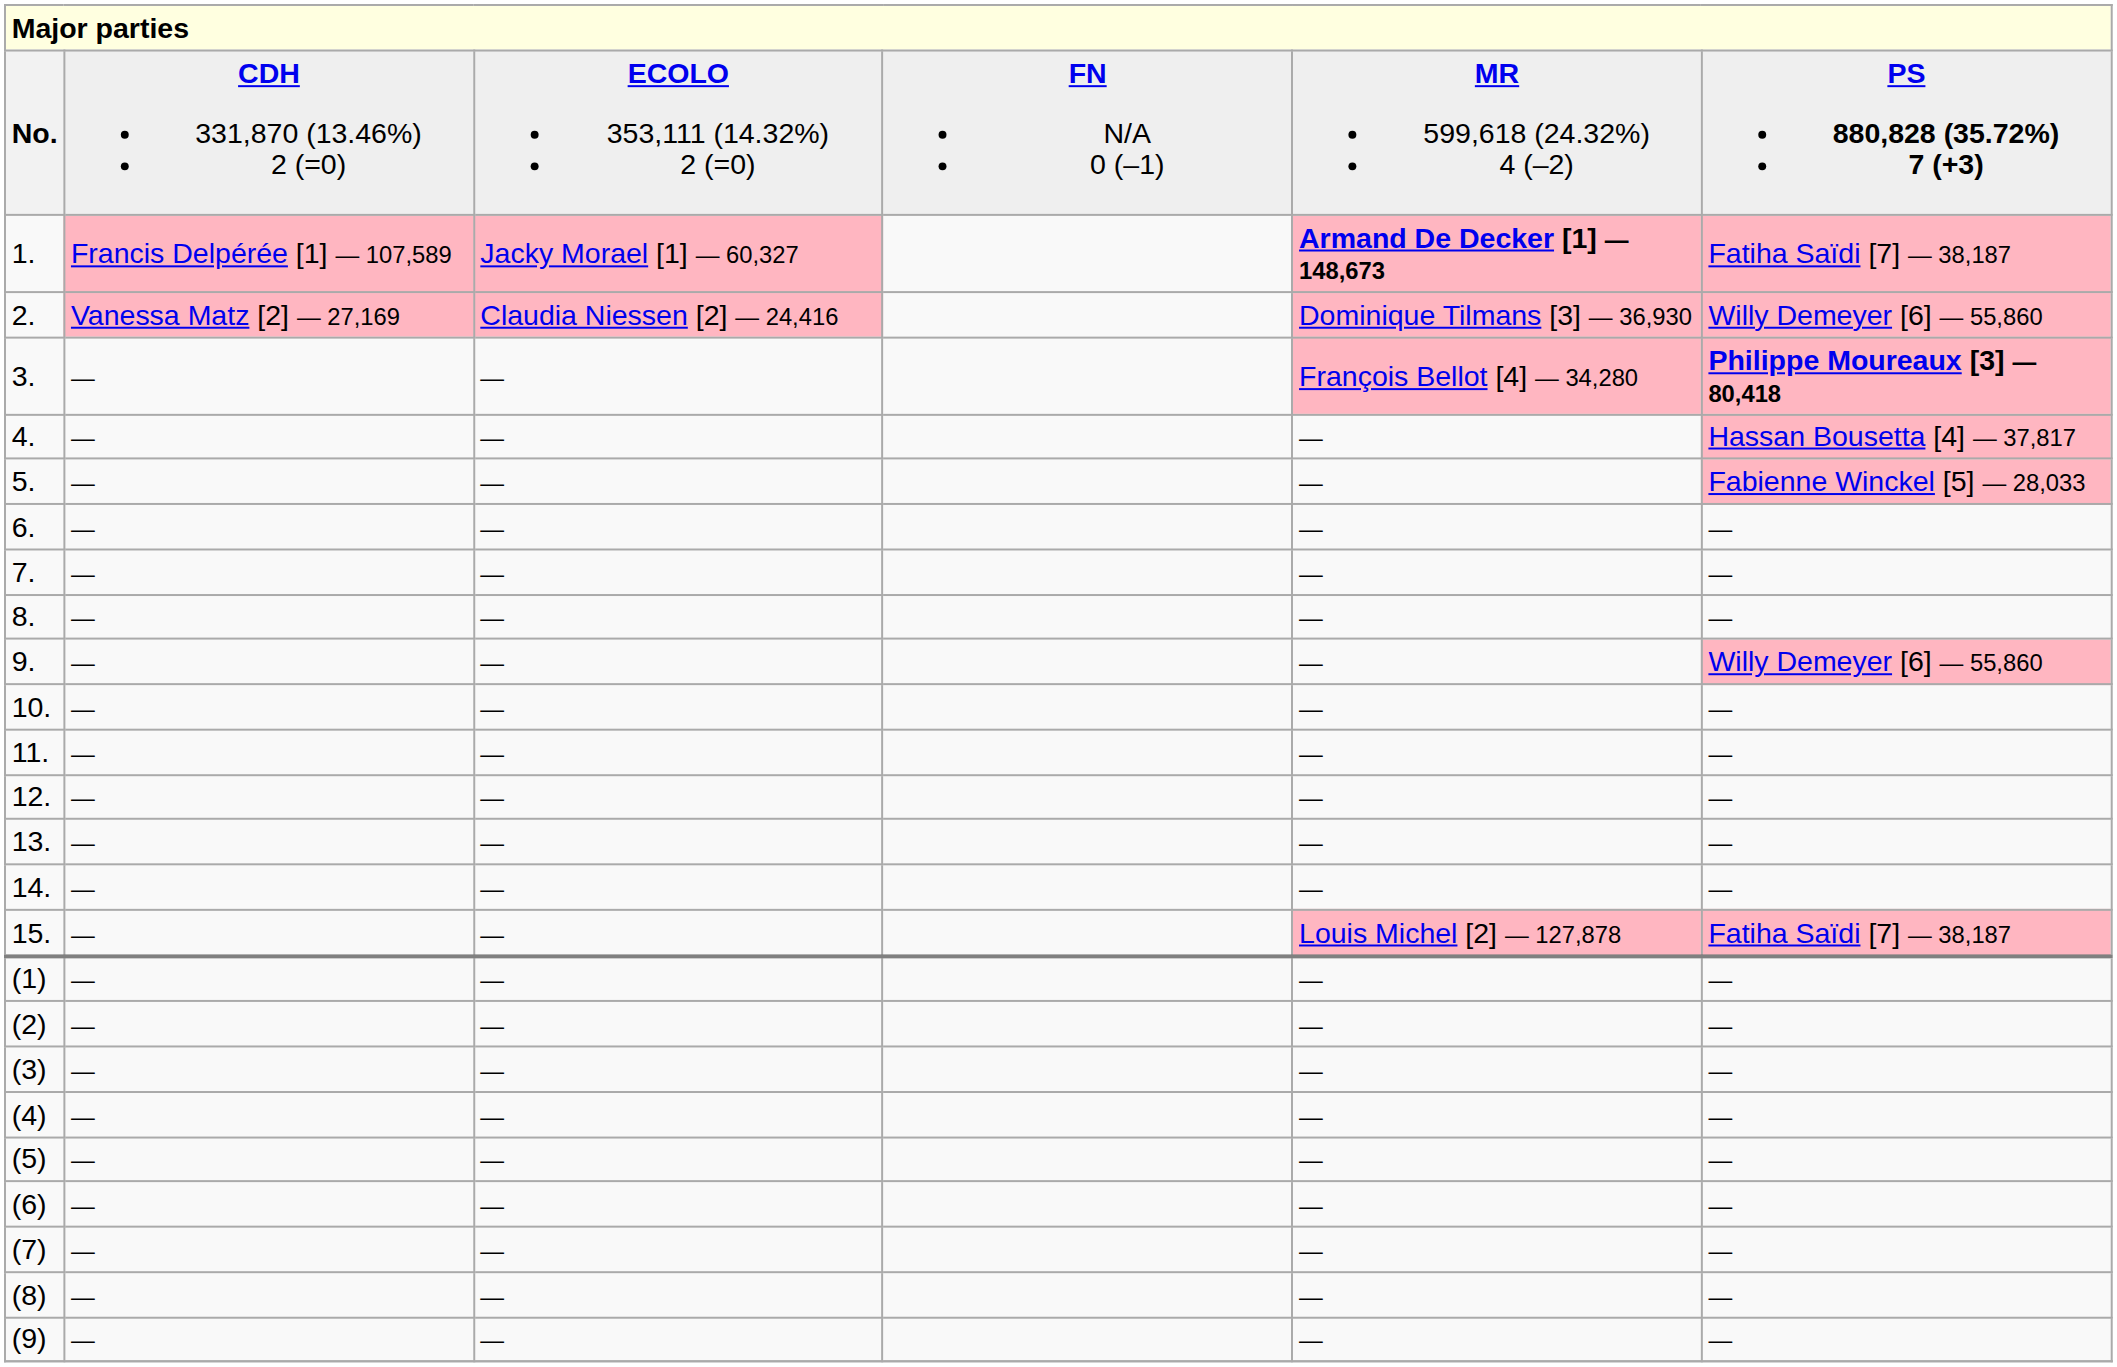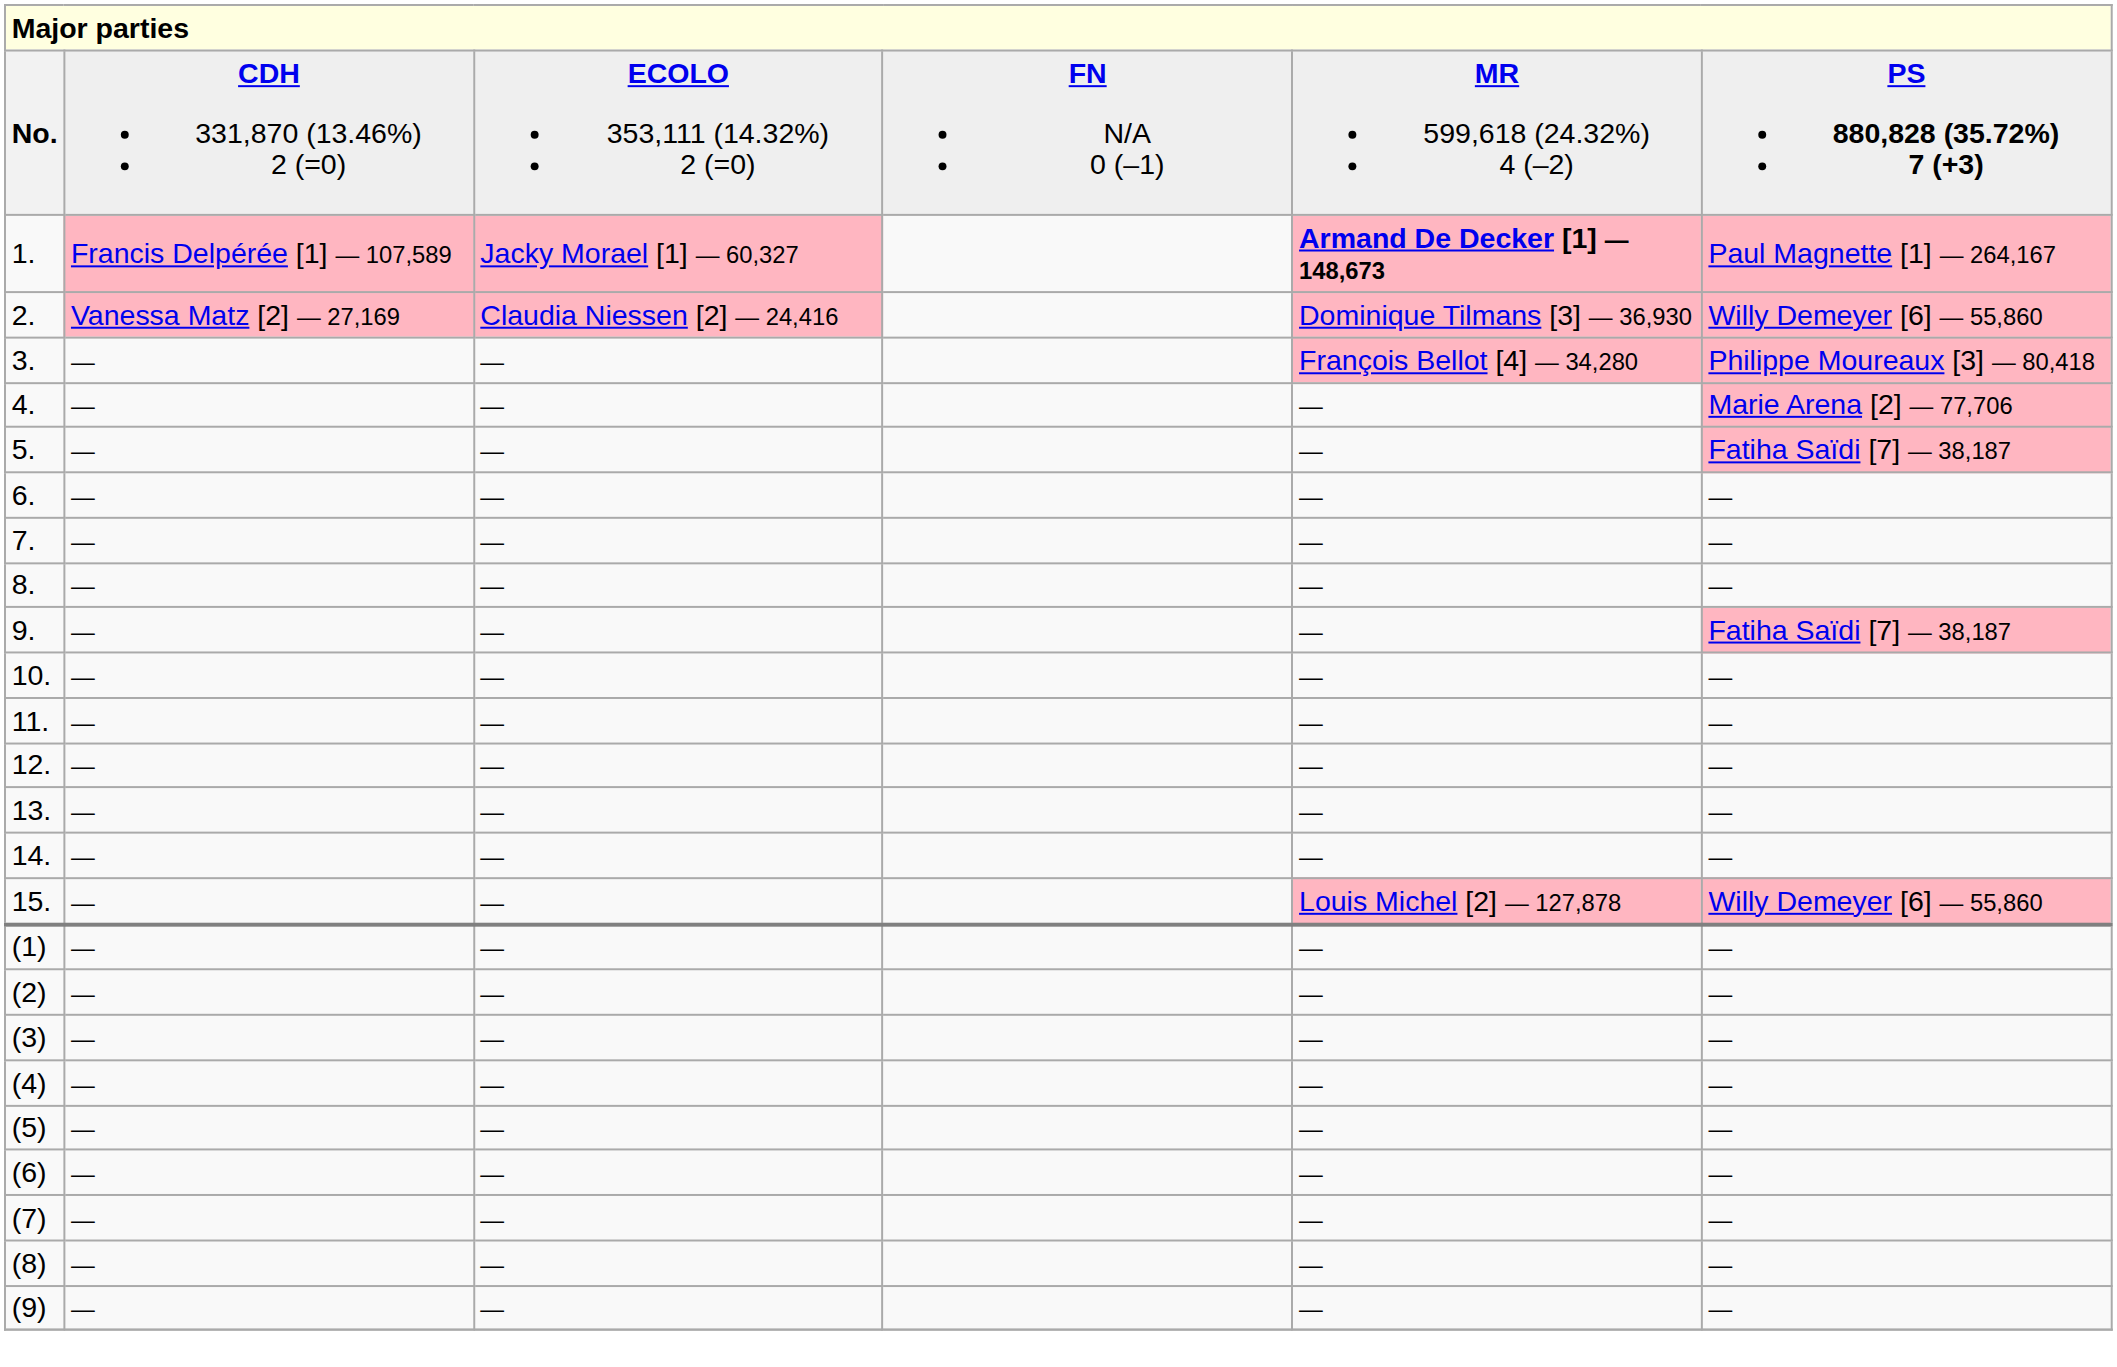(1860, 254) Fatiha Saïdi [7] — 38,187 -> (1882, 254) Paul Magnette [1] — 264,167
(1872, 376) bold -> (1902, 360) normal
(1892, 437) Hassan Bousetta [4] — 37,817 -> (1861, 405) Marie Arena [2] — 77,706
(1897, 482) Fabienne Winckel [5] — 28,033 -> (1860, 450) Fatiha Saïdi [7] — 38,187
(1876, 662) Willy Demeyer [6] — 55,860 -> (1860, 630) Fatiha Saïdi [7] — 38,187
(1860, 932) Fatiha Saïdi [7] — 38,187 -> (1876, 901) Willy Demeyer [6] — 55,860
